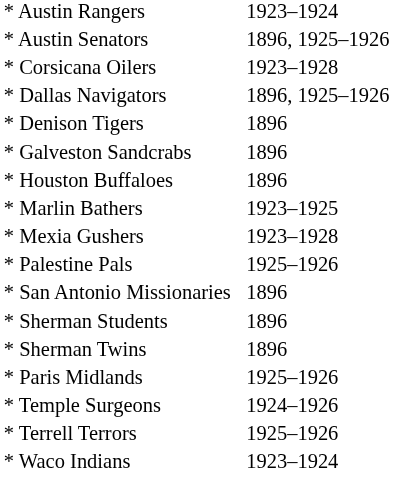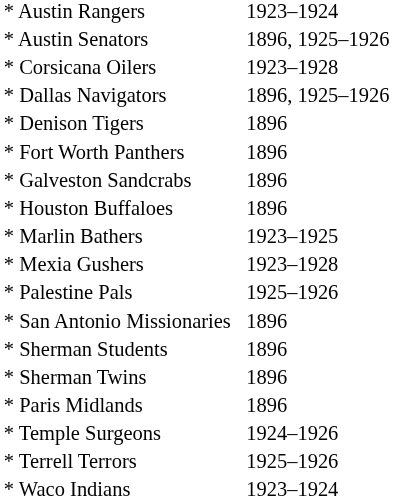+ row: (94, 152)
(292, 377) 1925–1926 -> (267, 405) 1896
